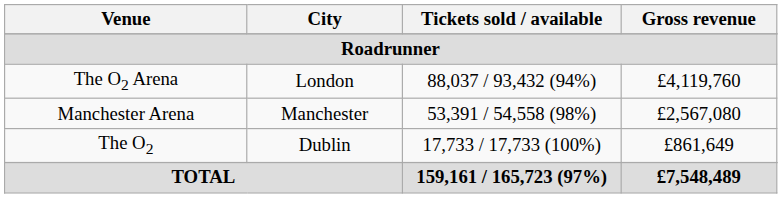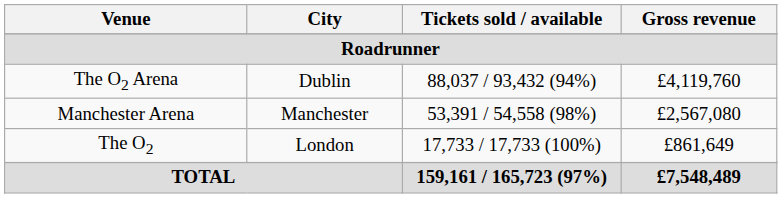(325, 81) London -> (325, 81) Dublin
(325, 145) Dublin -> (325, 145) London
